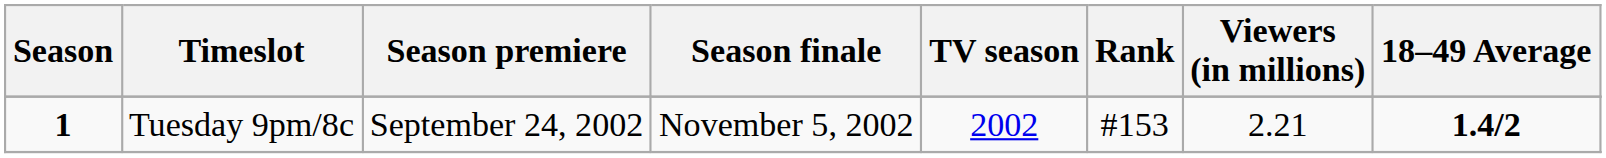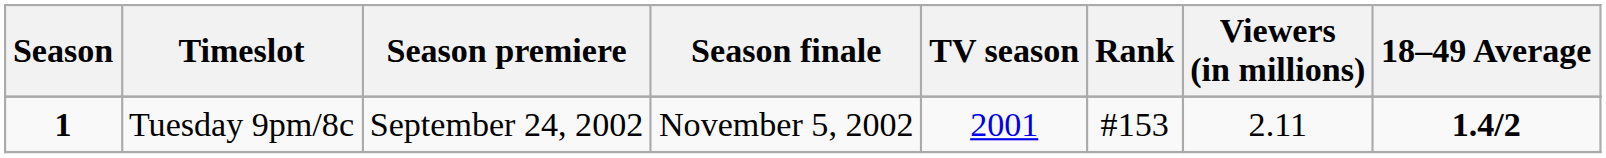(1004, 123) 2002 -> (1004, 123) 2001
(1278, 123) 2.21 -> (1278, 123) 2.11
